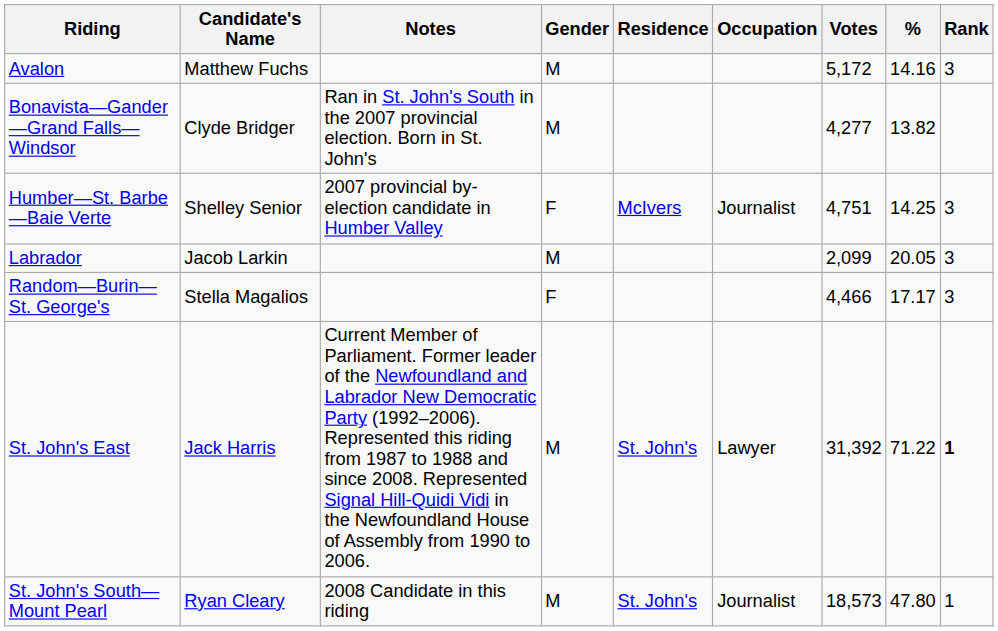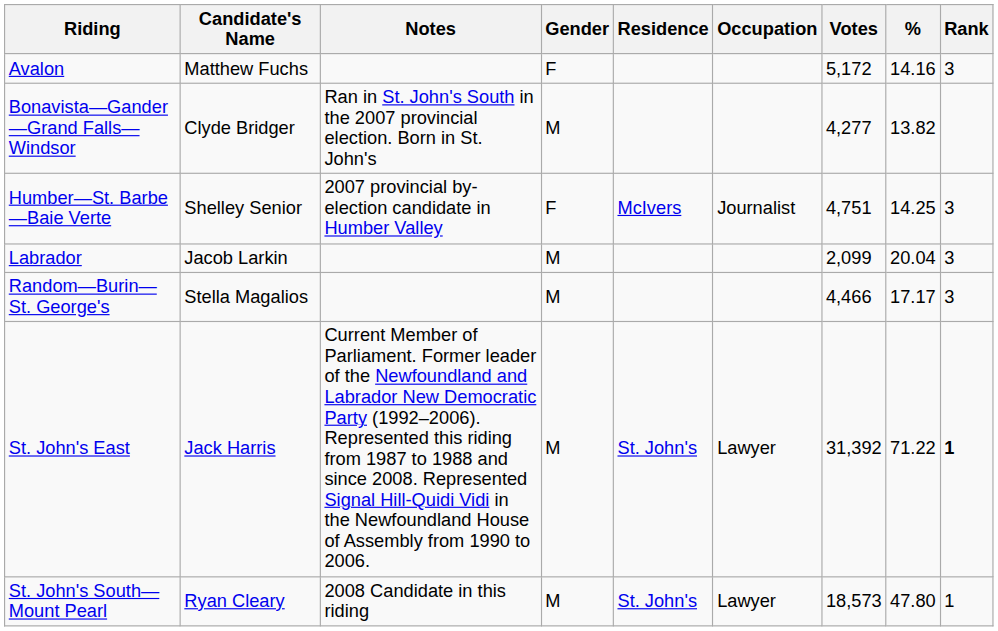(553, 68) M -> (551, 68) F
(913, 257) 20.05 -> (913, 257) 20.04
(551, 296) F -> (553, 296) M
(756, 601) Journalist -> (747, 601) Lawyer
